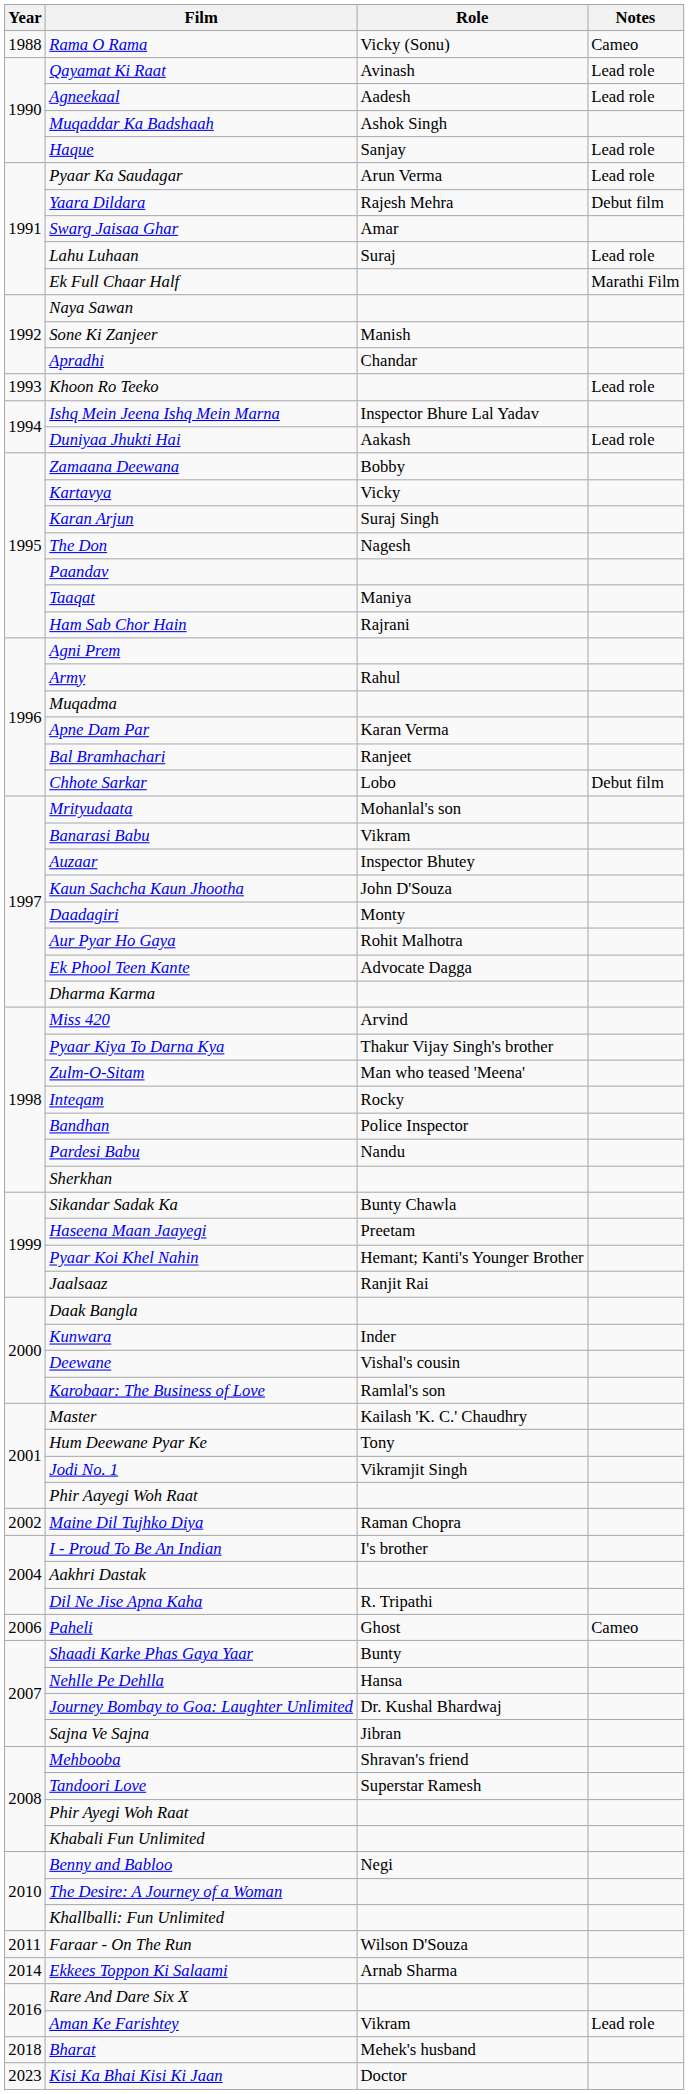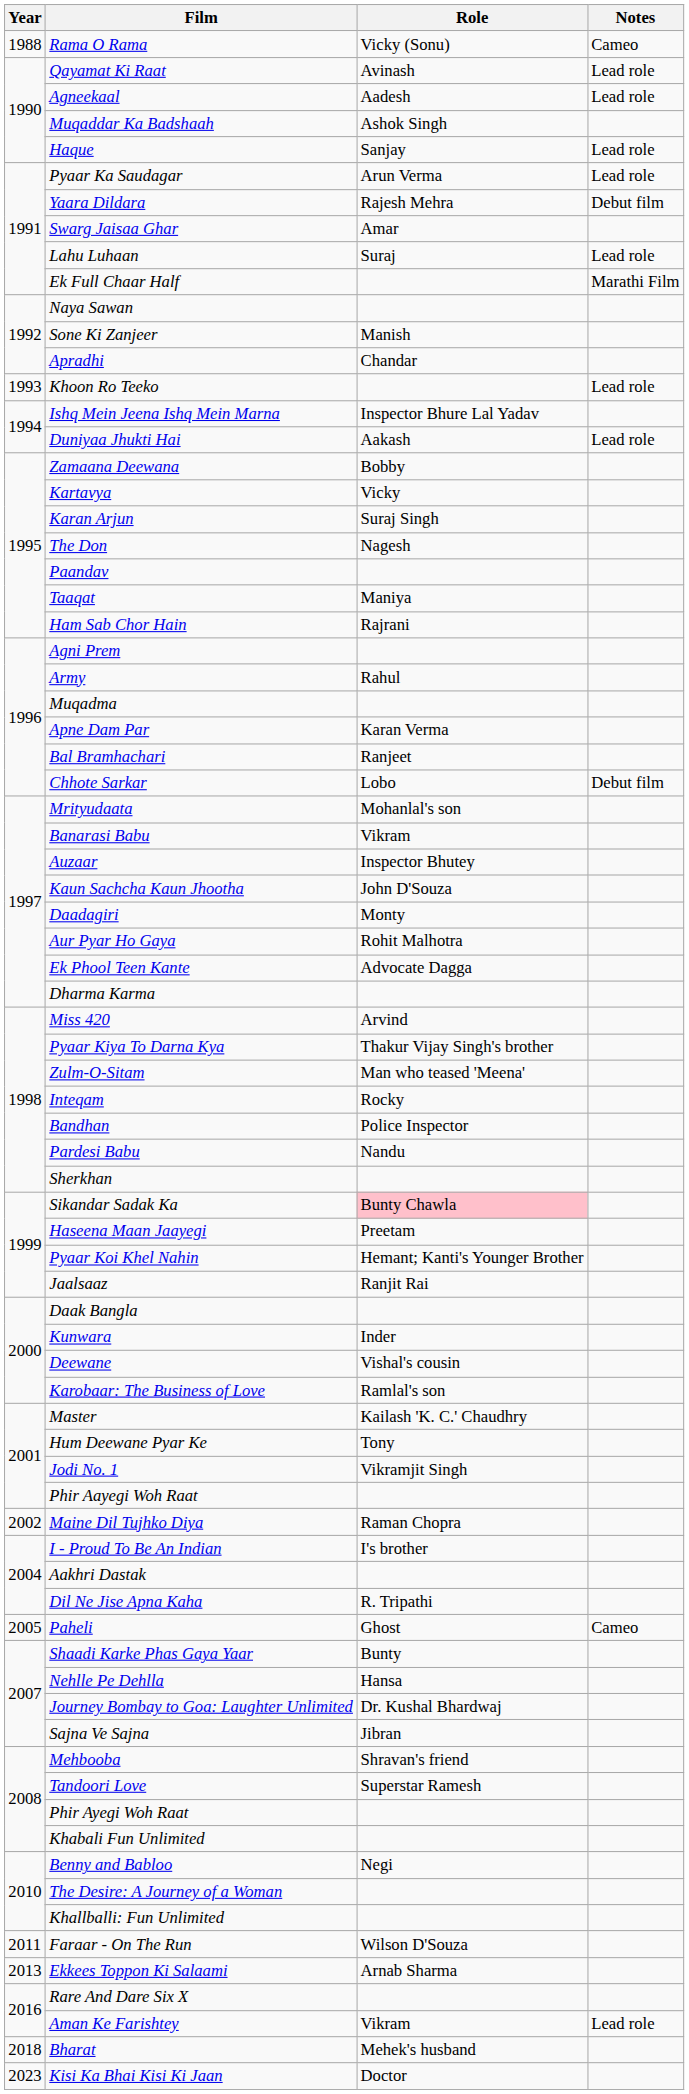(408, 1205) no background -> (408, 1205) pink background
(25, 1627) 2006 -> (25, 1627) 2005
(25, 1970) 2014 -> (25, 1970) 2013
